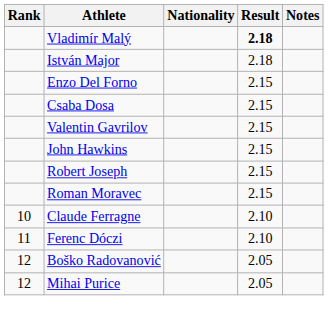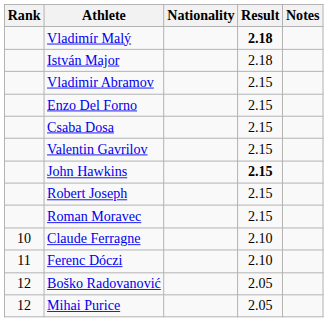+ row: (100, 82)
(260, 149) normal -> (260, 171) bold
